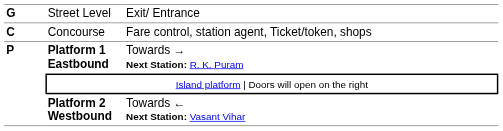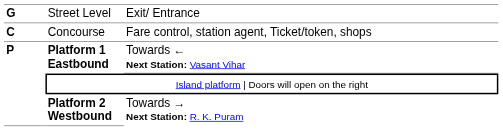(185, 57) Towards → Next Station: R. K. Puram -> (186, 57) Towards ← Next Station: Vasant Vihar
(186, 109) Towards ← Next Station: Vasant Vihar -> (185, 109) Towards → Next Station: R. K. Puram
